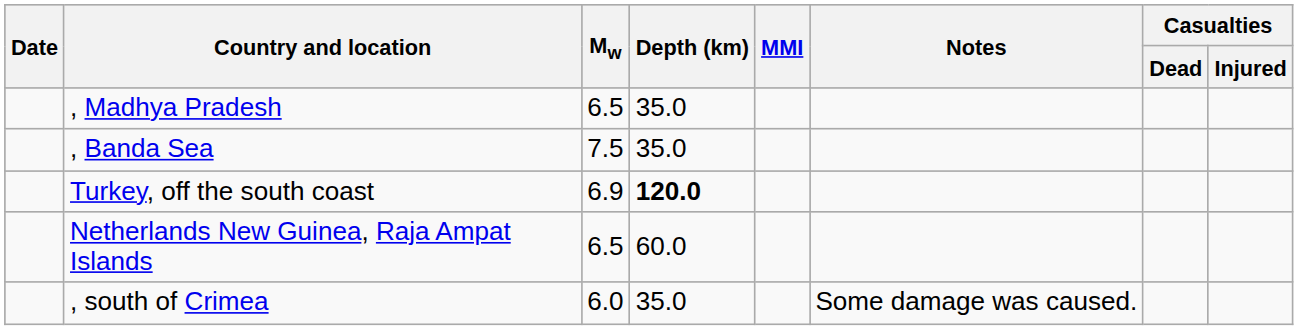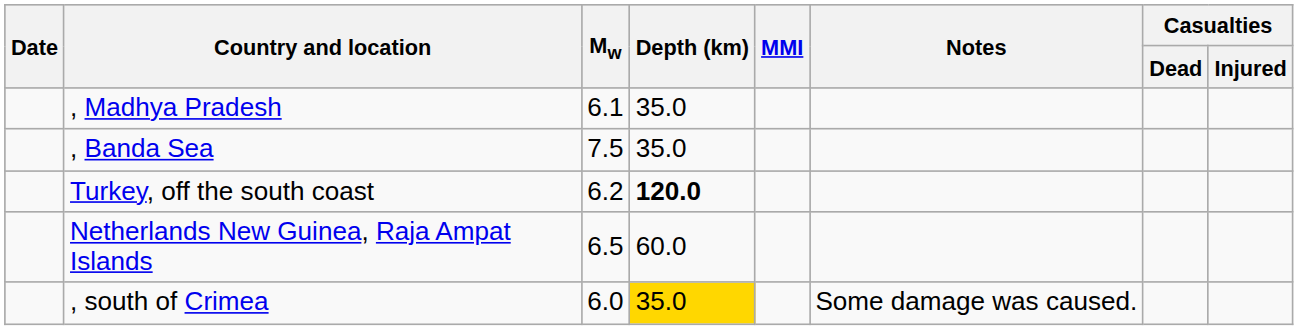(605, 107) 6.5 -> (605, 107) 6.1
(605, 190) 6.9 -> (605, 190) 6.2
(661, 302) no background -> (661, 302) gold background
